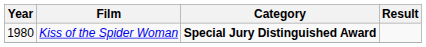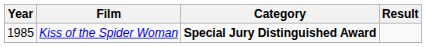(20, 33) 1980 -> (20, 33) 1985
